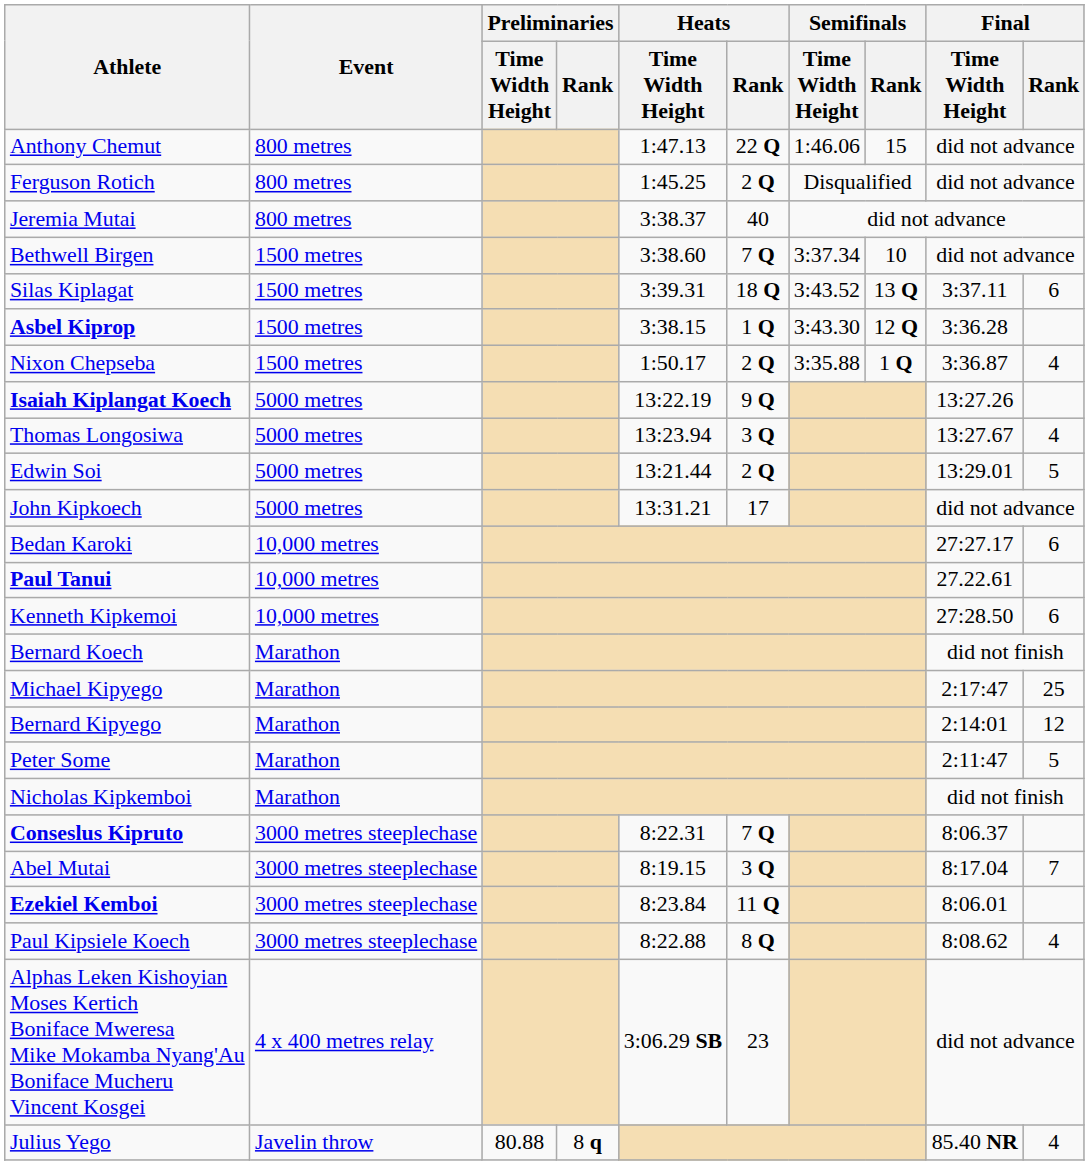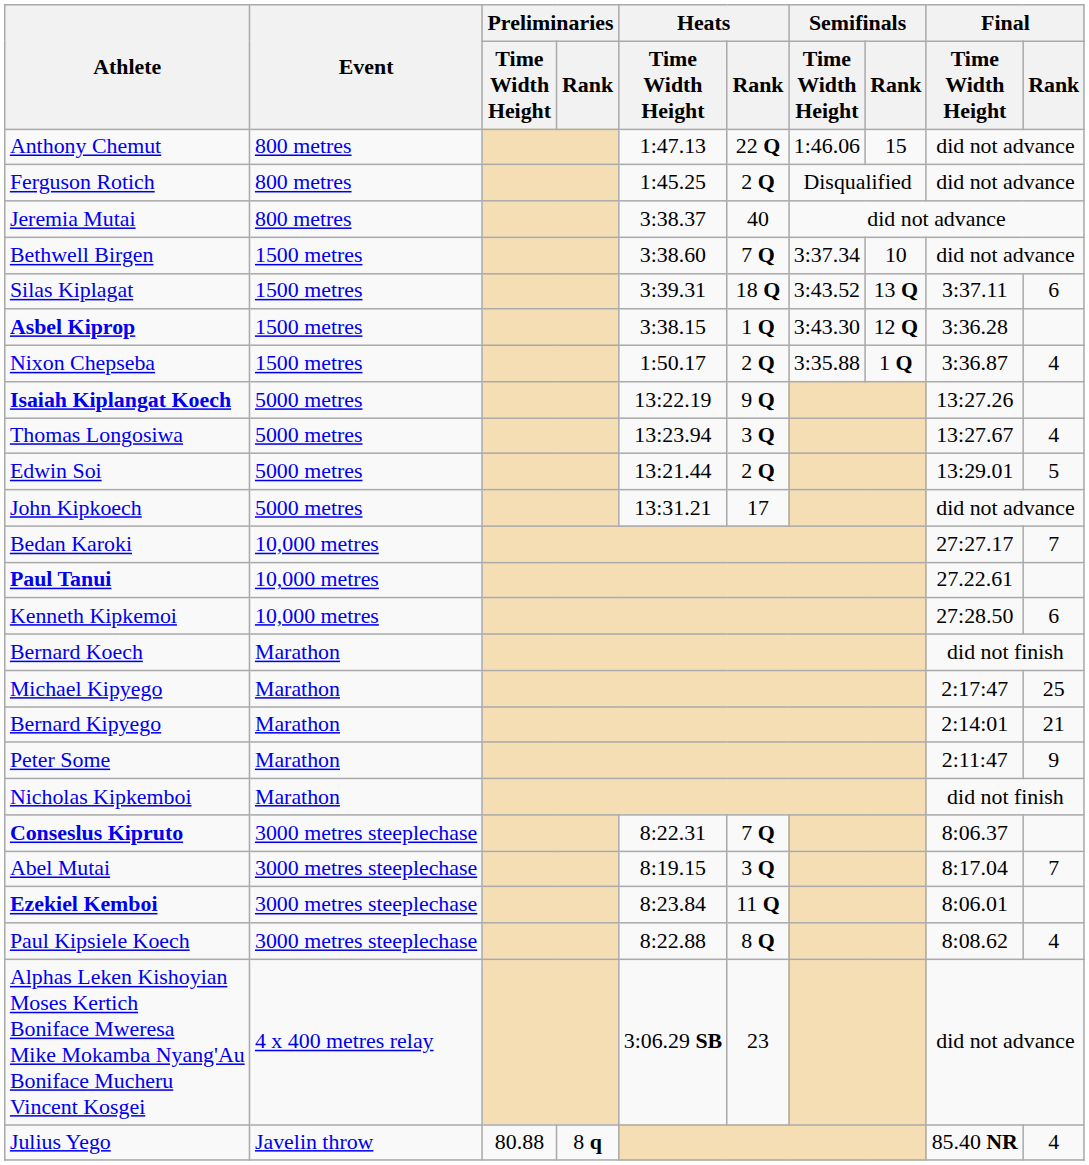(1054, 543) 6 -> (1054, 543) 7
(1054, 724) 12 -> (1054, 724) 21
(1054, 760) 5 -> (1054, 760) 9
